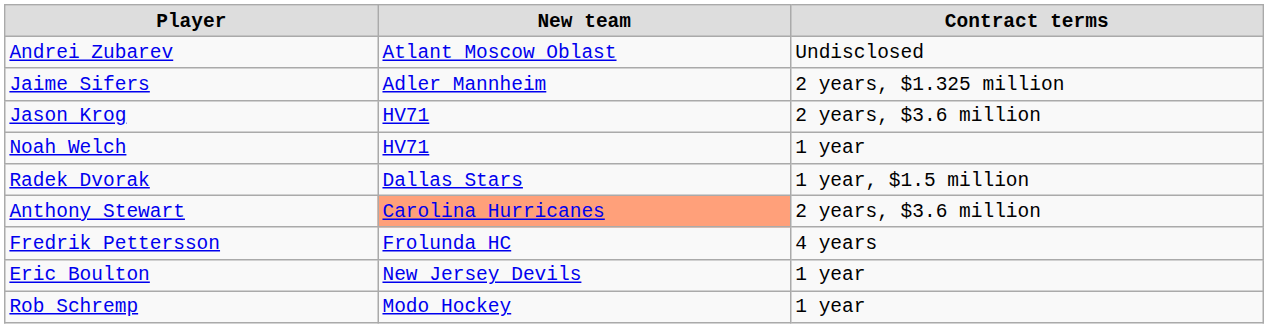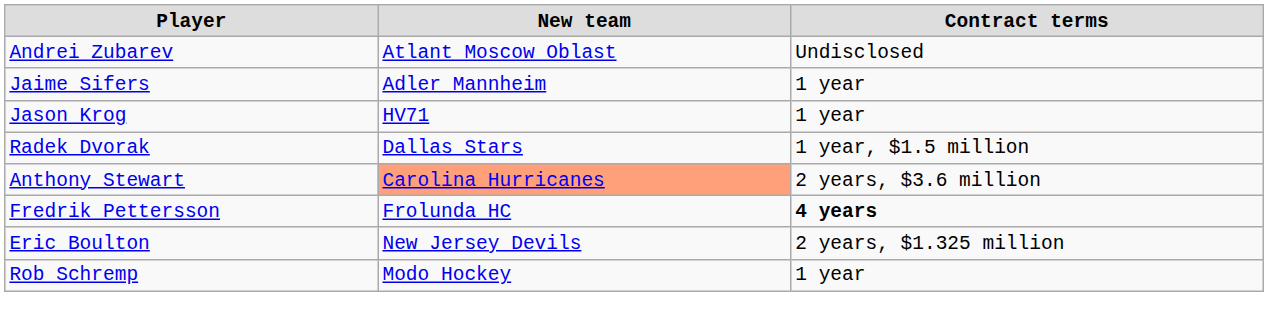(930, 84) 2 years, $1.325 million -> (830, 84) 1 year
(918, 116) 2 years, $3.6 million -> (830, 116) 1 year
- row: (68, 148)
(836, 243) normal -> (836, 211) bold
(830, 275) 1 year -> (930, 243) 2 years, $1.325 million
